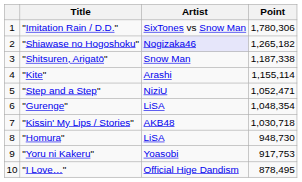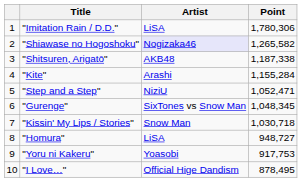(195, 28) SixTones vs Snow Man -> (154, 28) LiSA
(273, 43) 1,265,182 -> (273, 43) 1,265,582
(167, 59) Snow Man -> (159, 59) AKB48
(273, 75) 1,155,114 -> (273, 75) 1,155,284
(154, 106) LiSA -> (195, 106) SixTones vs Snow Man
(273, 106) 1,048,354 -> (273, 106) 1,048,345
(159, 122) AKB48 -> (167, 122) Snow Man
(277, 138) 948,730 -> (277, 138) 948,727
